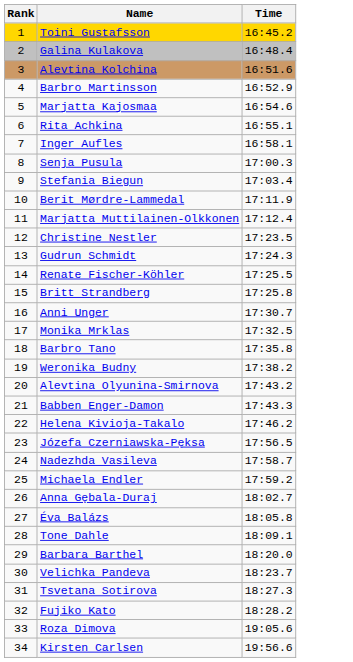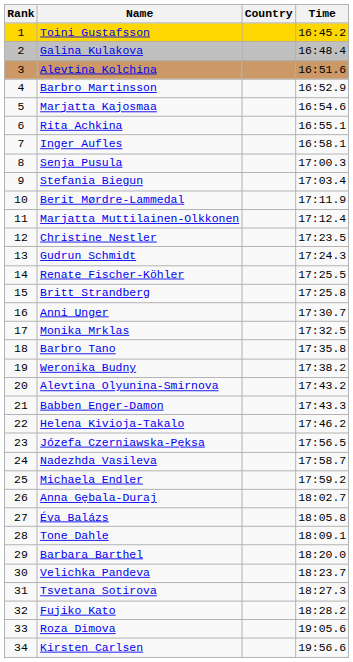+ column: (269, 14)
